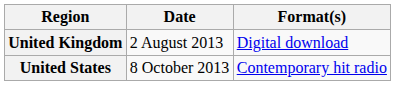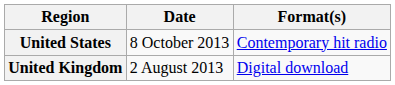rows swapped: (65, 42) <-> (65, 67)
